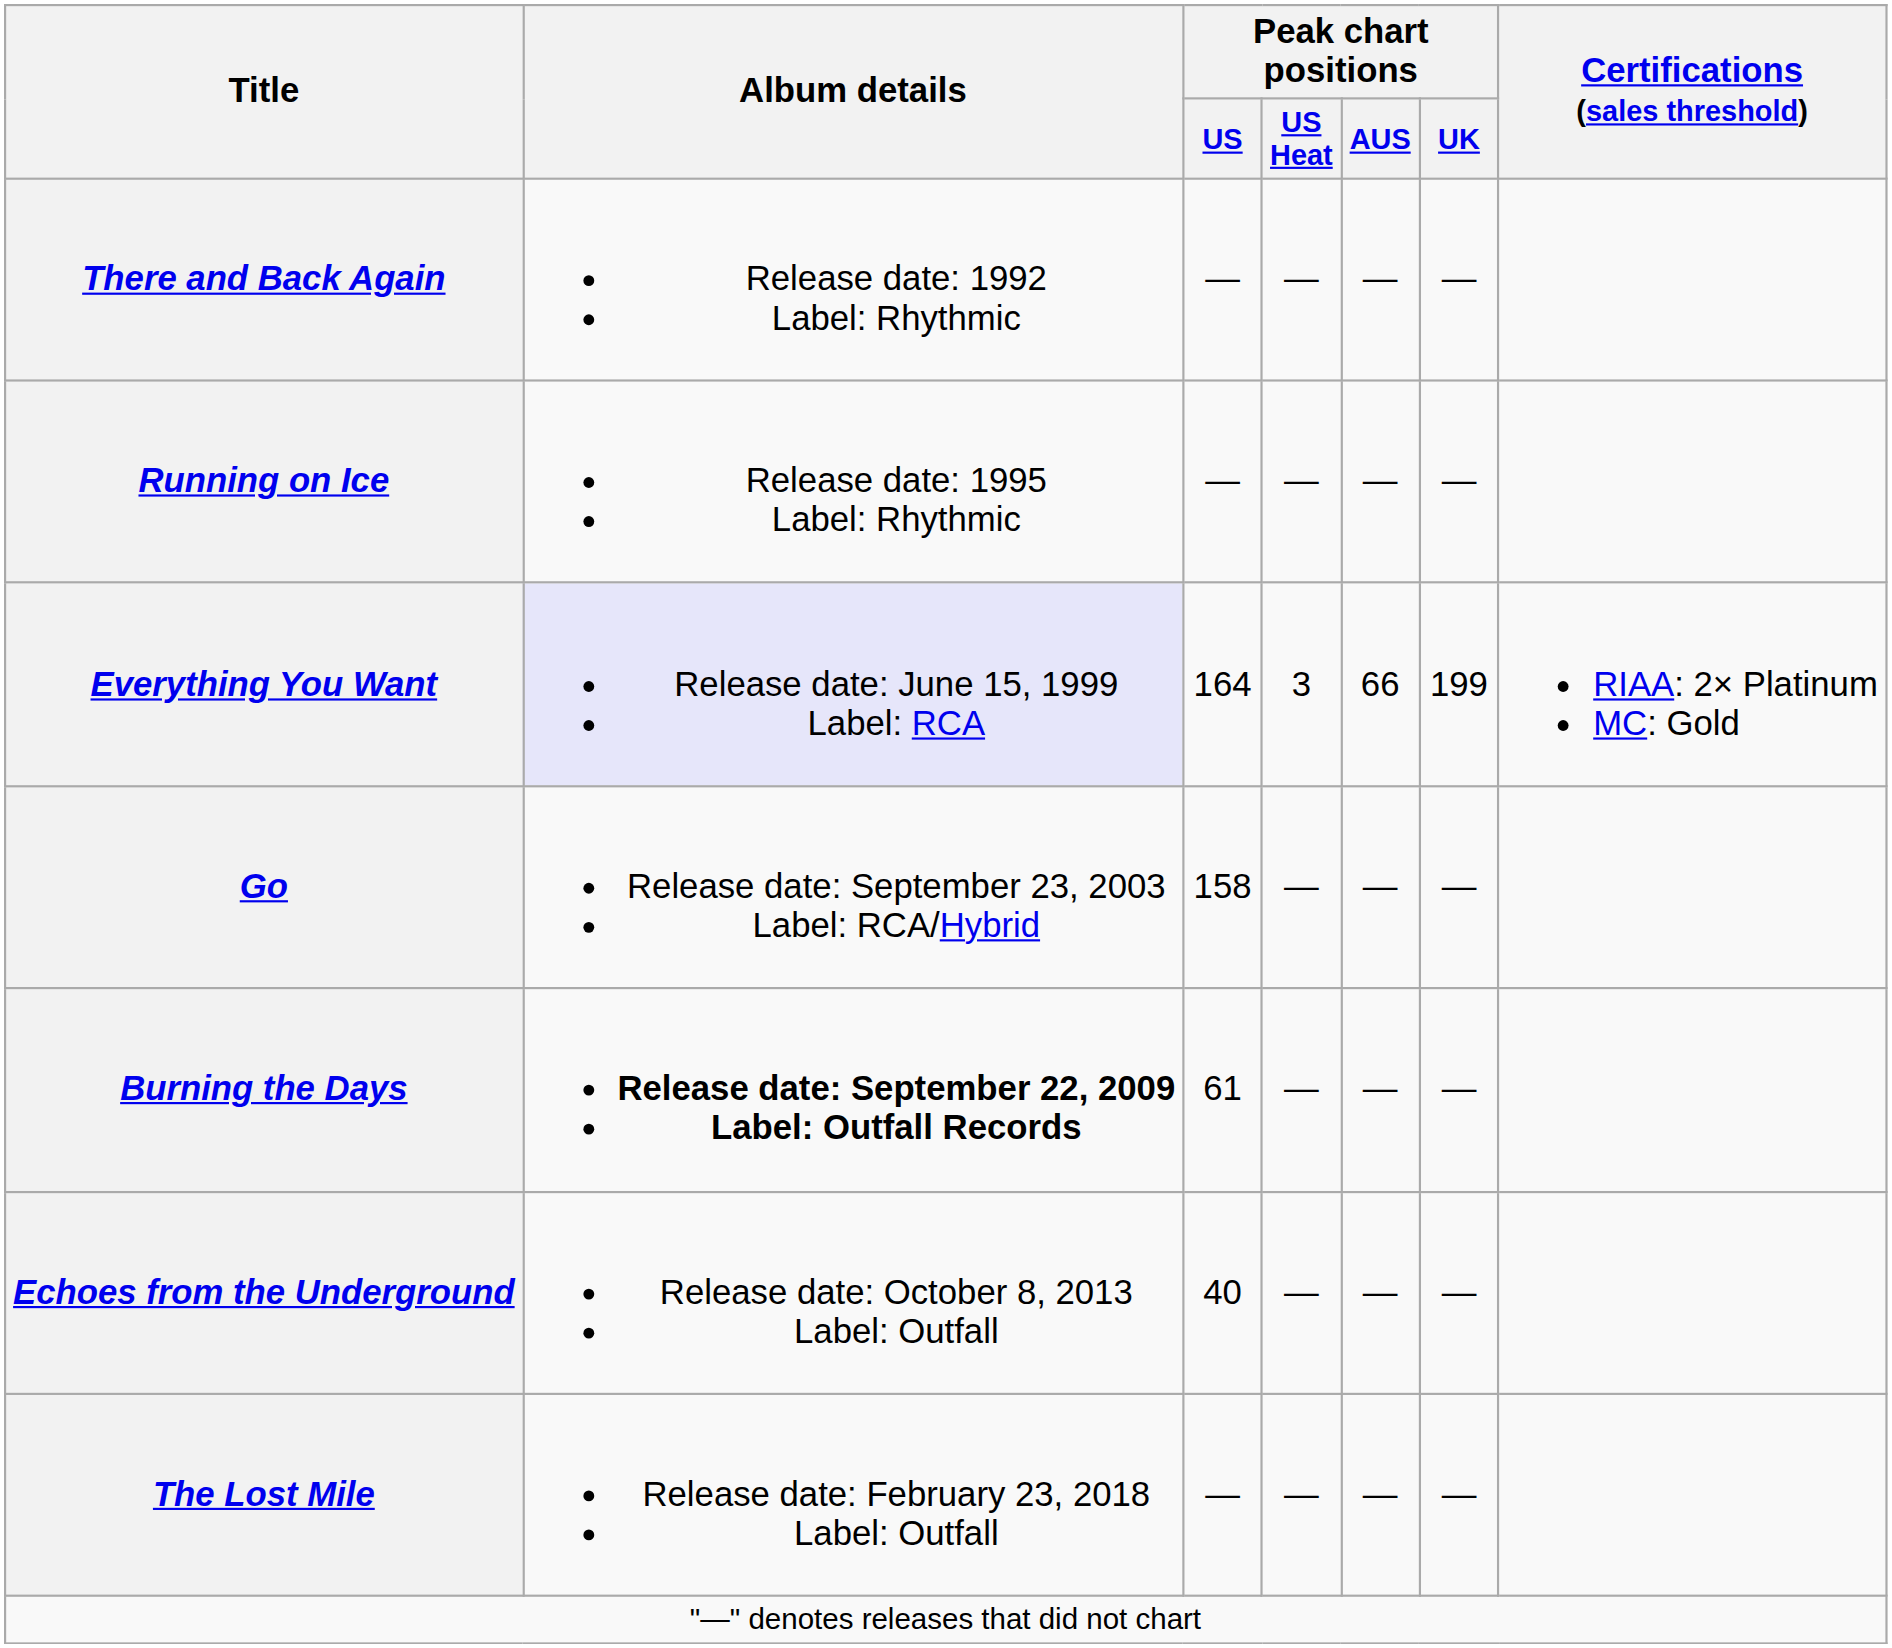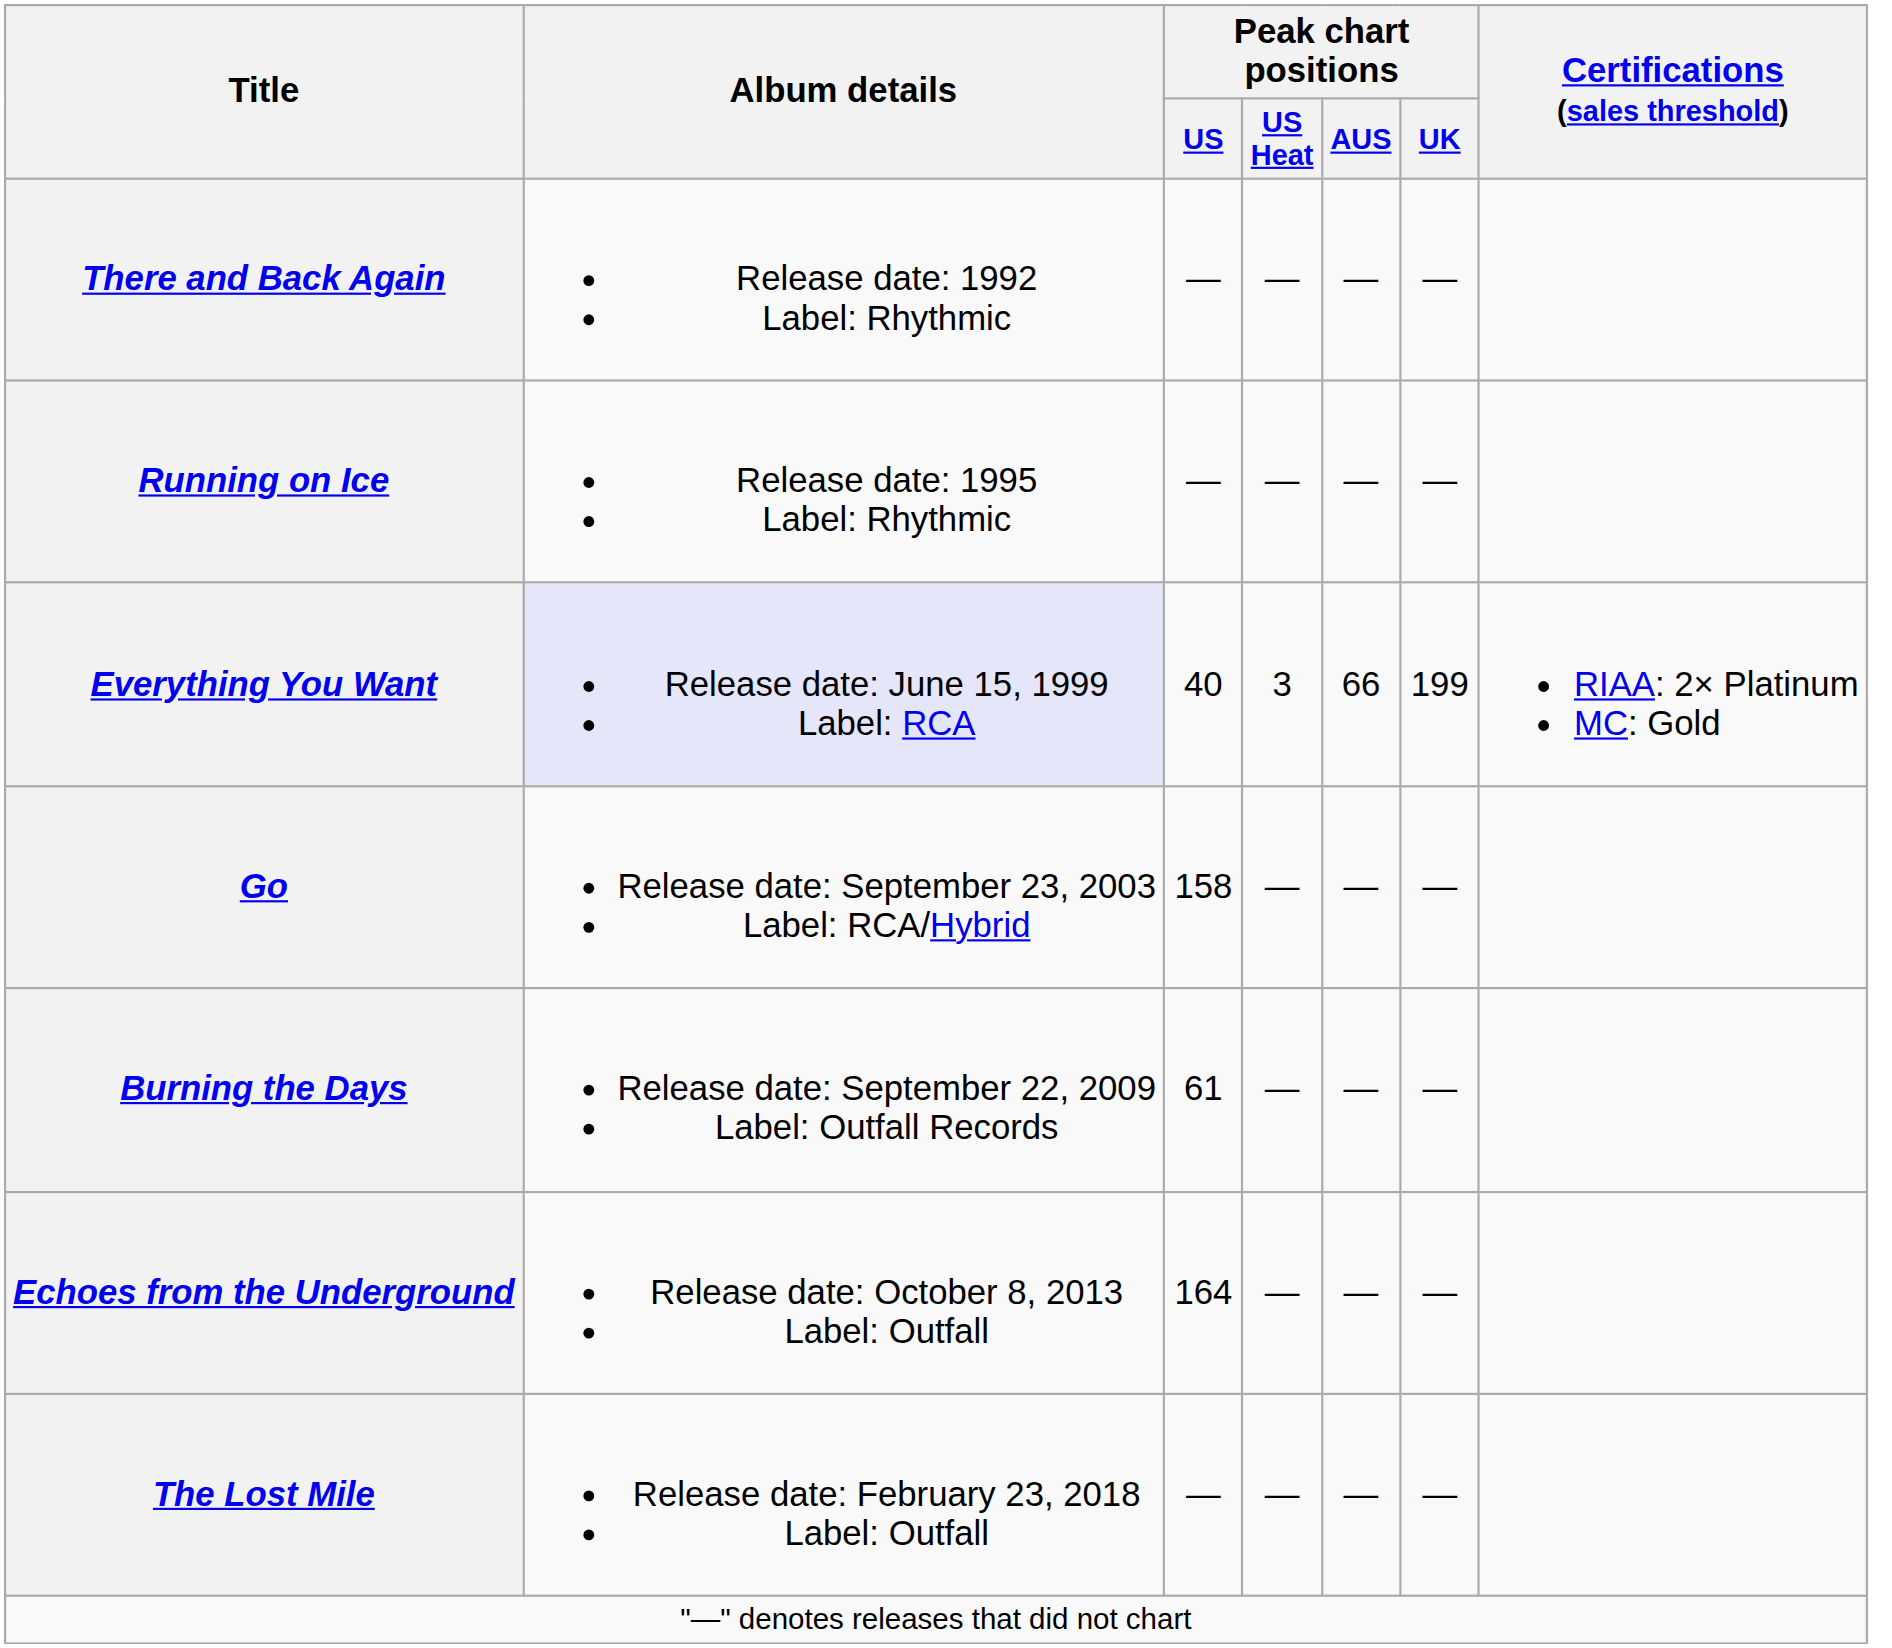(1223, 683) 164 -> (1203, 683) 40
(853, 1109) bold -> (843, 1109) normal
(1223, 1291) 40 -> (1203, 1291) 164
